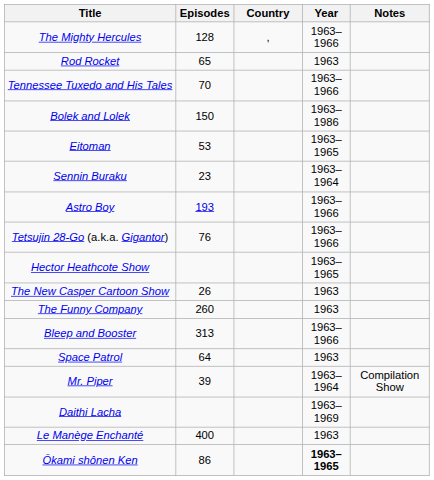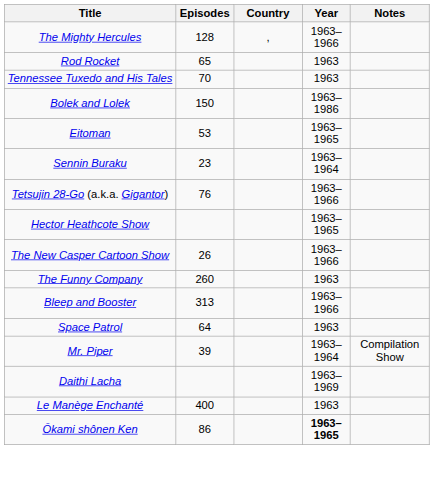(326, 85) 1963–1966 -> (326, 79) 1963
- row: (90, 207)
(326, 291) 1963 -> (326, 255) 1963–1966
